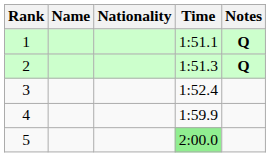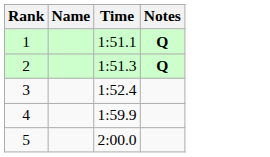- column: (134, 16)
(198, 139) lightgreen background -> (117, 139) no background
